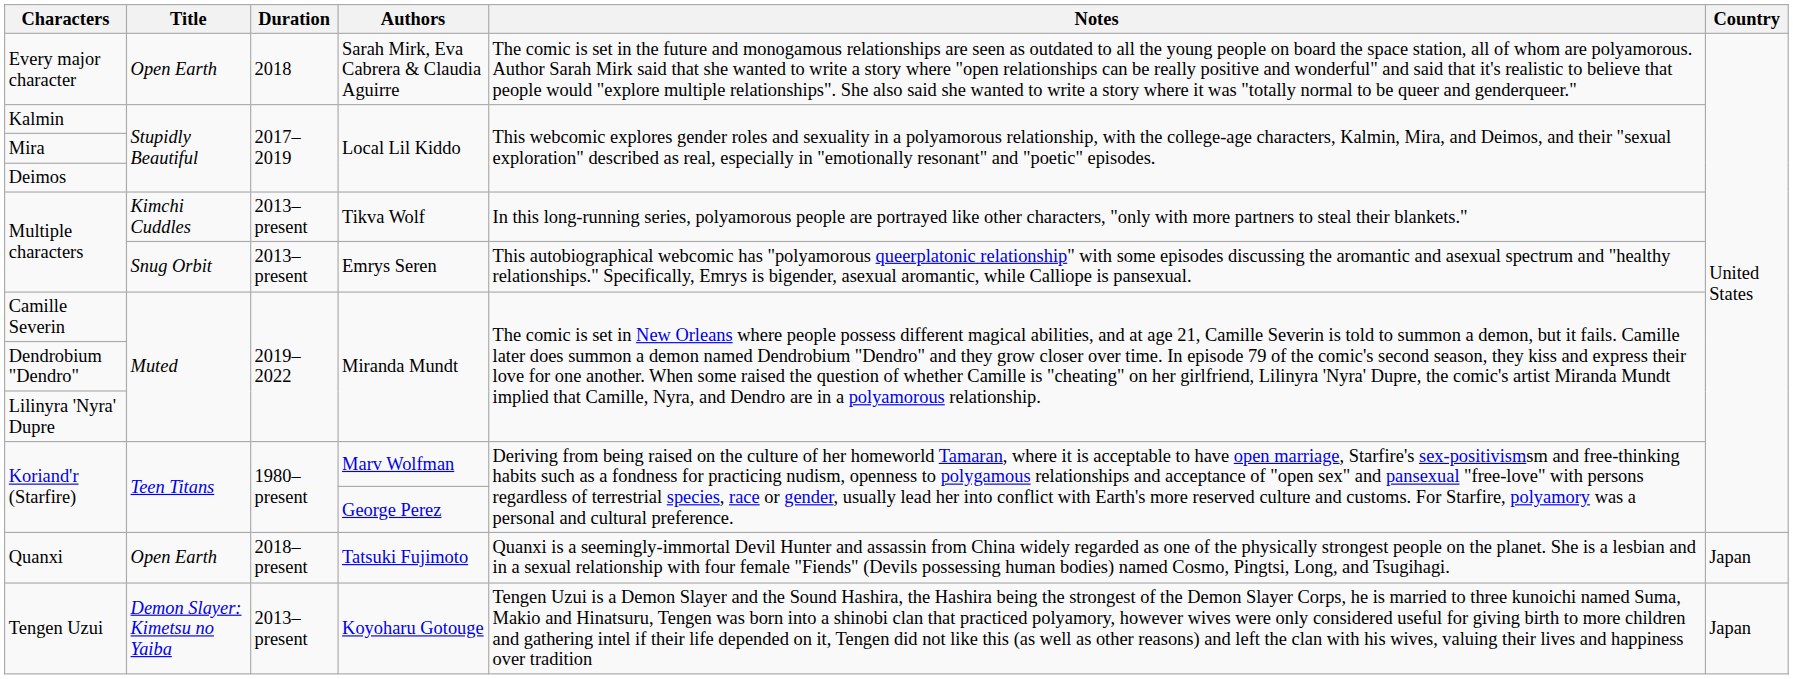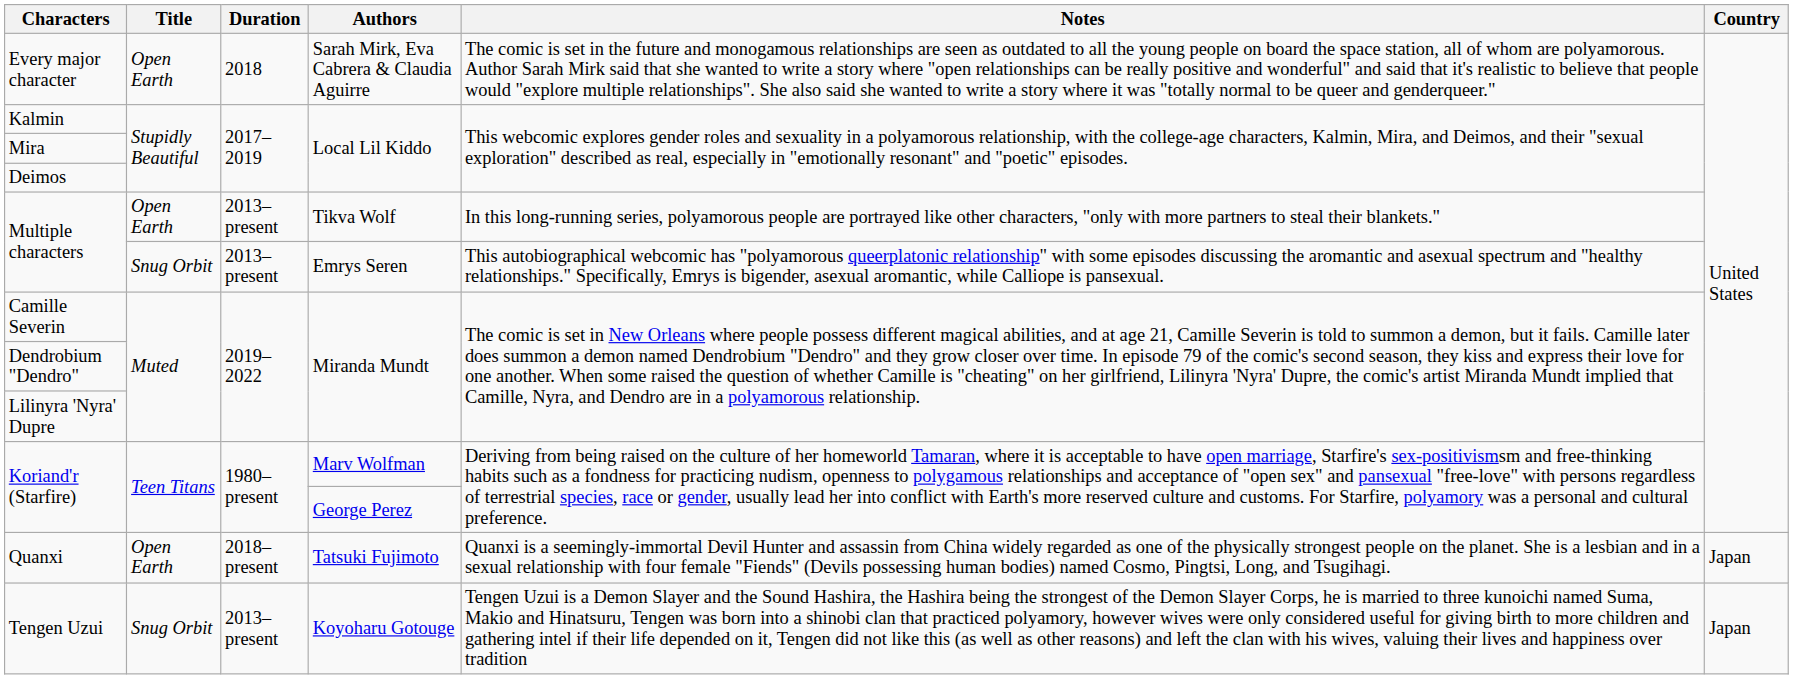(161, 216) Kimchi Cuddles -> (152, 216) Open Earth
(186, 628) Demon Slayer: Kimetsu no Yaiba -> (172, 628) Snug Orbit
